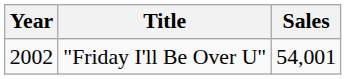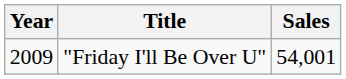(31, 56) 2002 -> (31, 56) 2009
